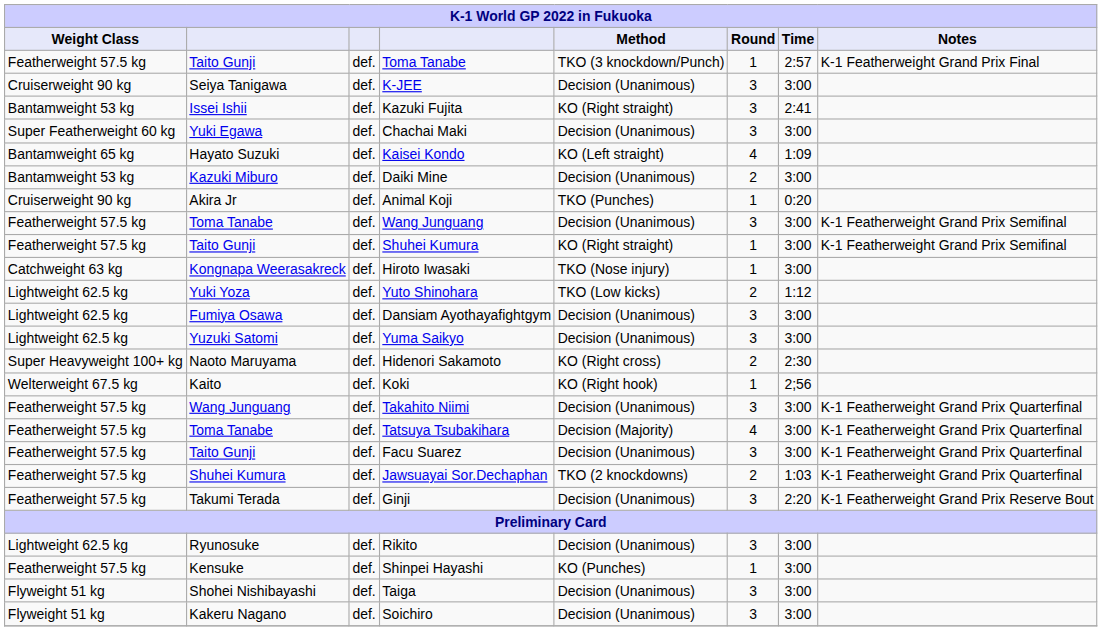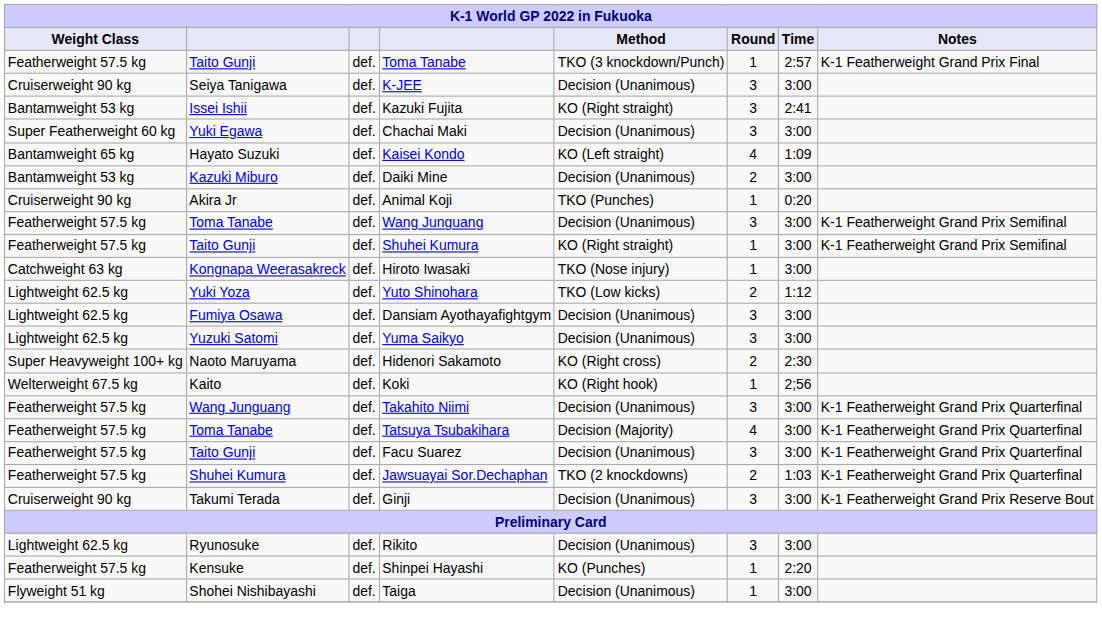(77, 499) Featherweight 57.5 kg -> (70, 499) Cruiserweight 90 kg
(798, 499) 2:20 -> (798, 499) 3:00
(798, 568) 3:00 -> (798, 568) 2:20
(753, 591) 3 -> (753, 591) 1
- row: (408, 614)
